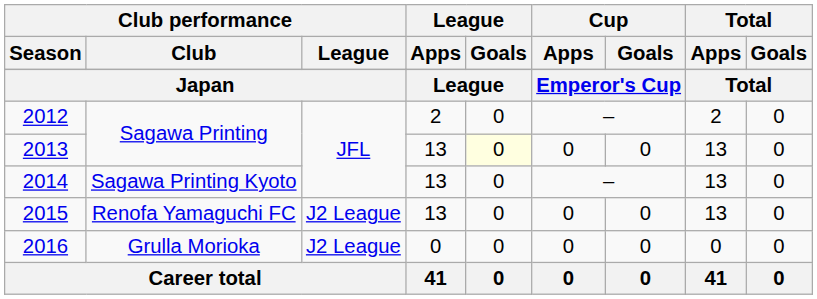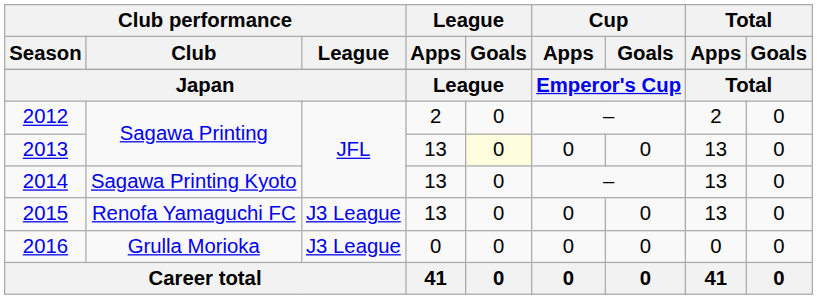(353, 213) J2 League -> (353, 213) J3 League
(353, 246) J2 League -> (353, 246) J3 League
